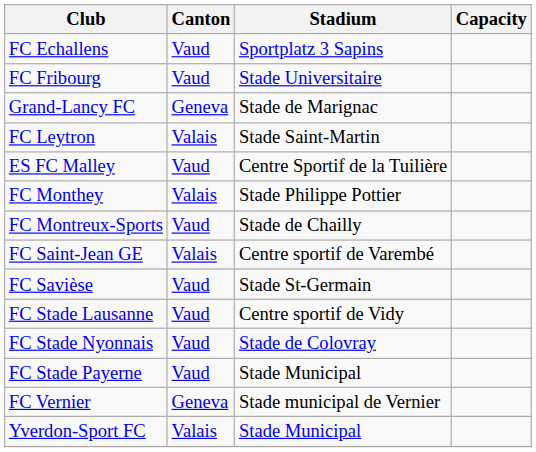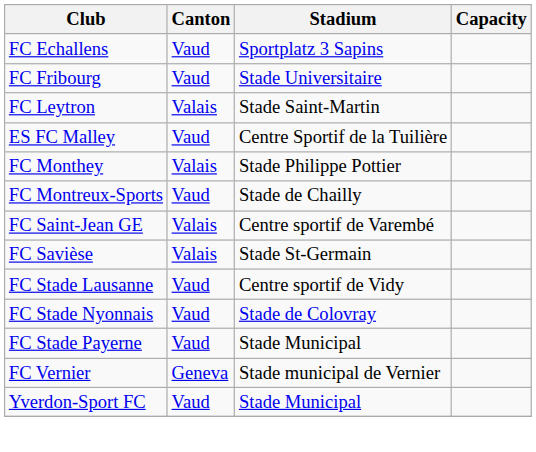- row: (72, 107)
(191, 284) Vaud -> (194, 254) Valais
(194, 431) Valais -> (191, 401) Vaud
